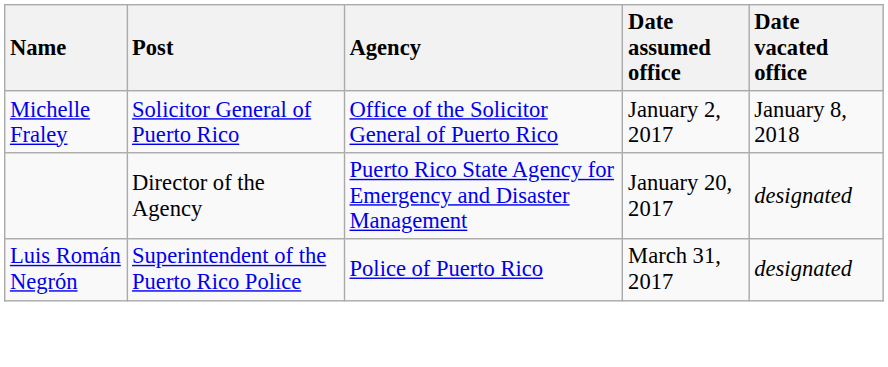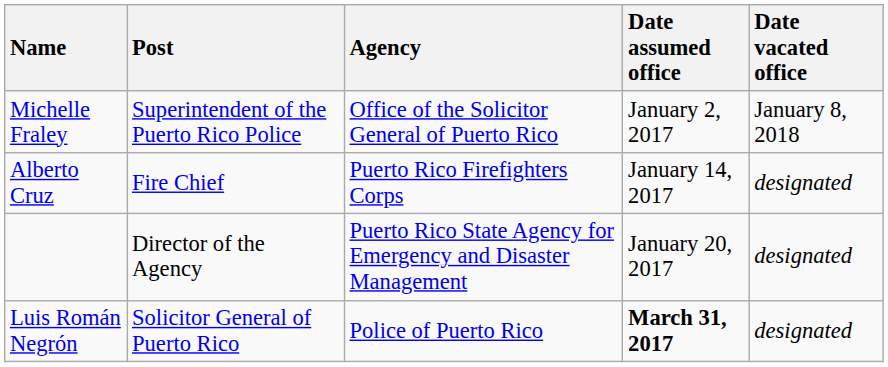(222, 121) Solicitor General of Puerto Rico -> (229, 121) Superintendent of the Puerto Rico Police
+ row: (44, 182)
(229, 269) Superintendent of the Puerto Rico Police -> (222, 330) Solicitor General of Puerto Rico
(674, 269) normal -> (677, 330) bold
